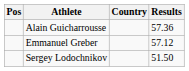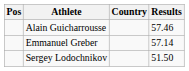(162, 27) 57.36 -> (162, 27) 57.46
(162, 43) 57.12 -> (162, 43) 57.14
